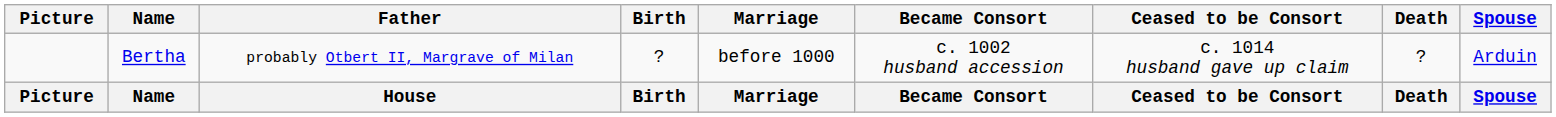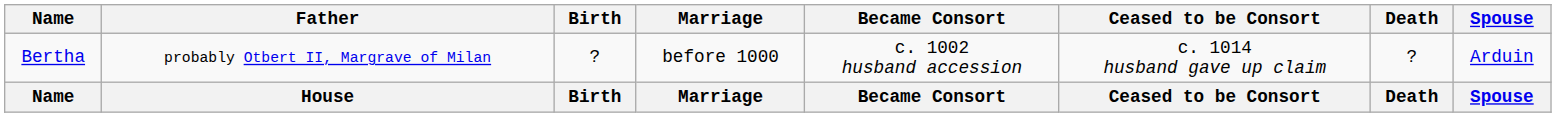- column: (57, 19)
